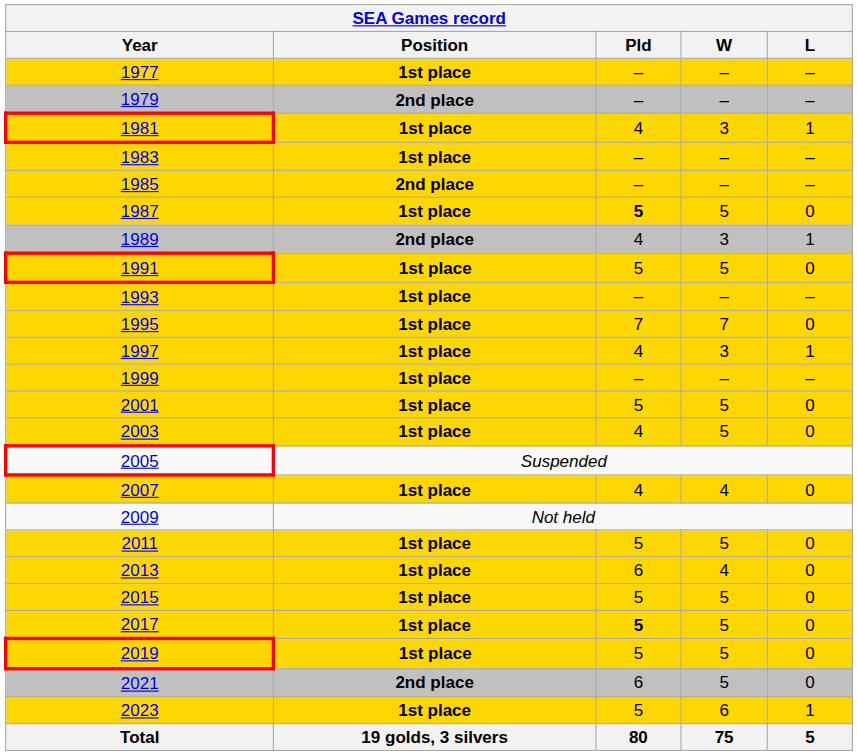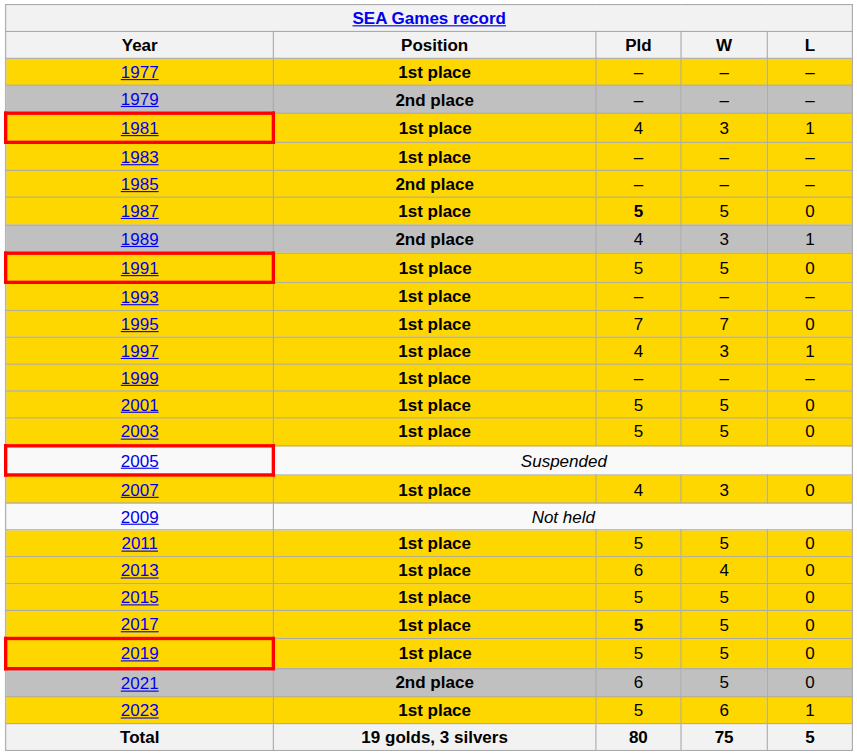(638, 432) 4 -> (638, 432) 5
(724, 489) 4 -> (724, 489) 3
